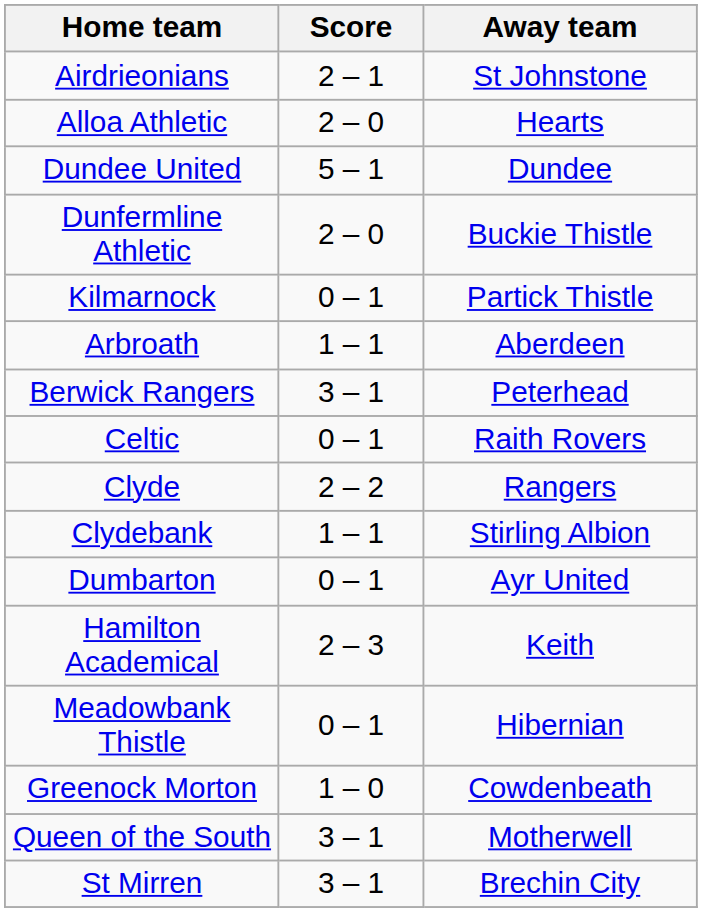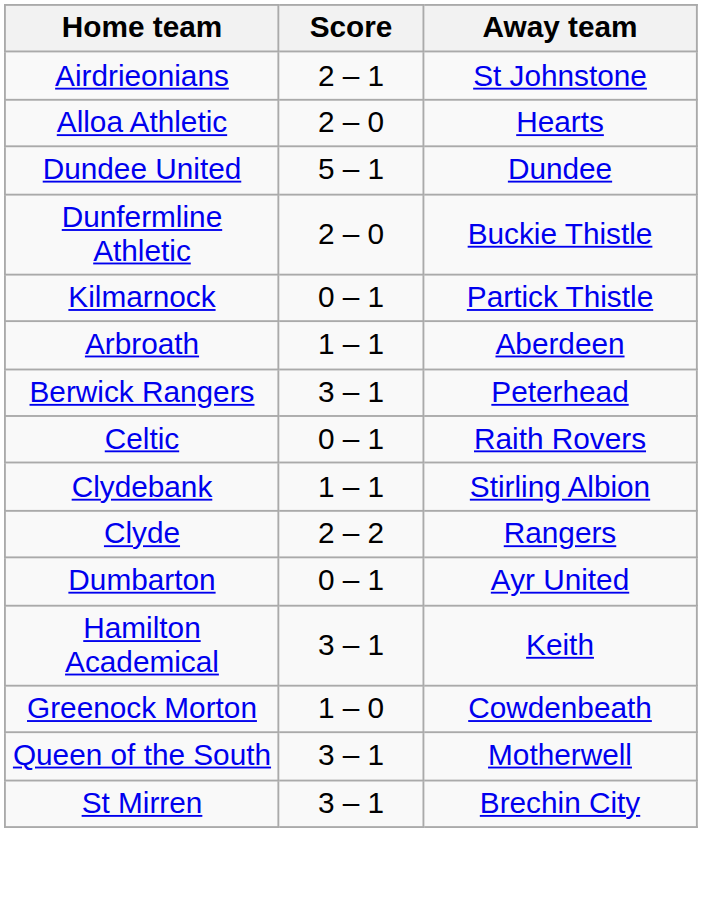rows swapped: (142, 486) <-> (142, 533)
(351, 644) 2 – 3 -> (351, 644) 3 – 1
- row: (142, 725)
